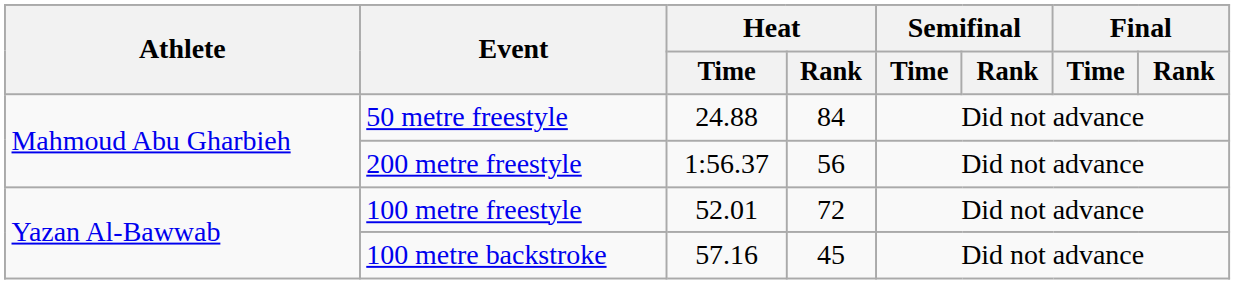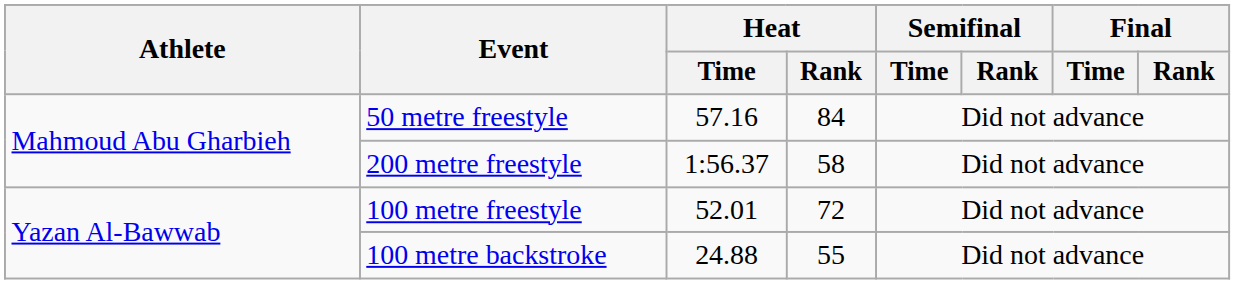(727, 117) 24.88 -> (727, 117) 57.16
(831, 163) 56 -> (831, 163) 58
(727, 255) 57.16 -> (727, 255) 24.88
(831, 255) 45 -> (831, 255) 55
